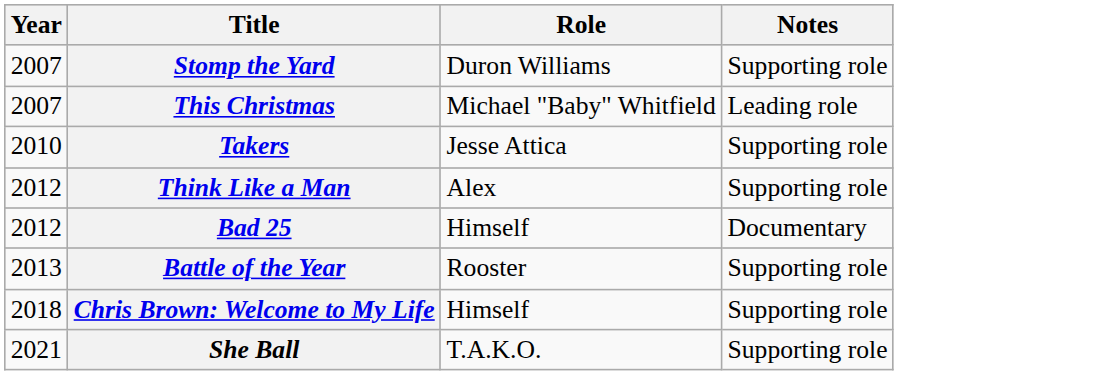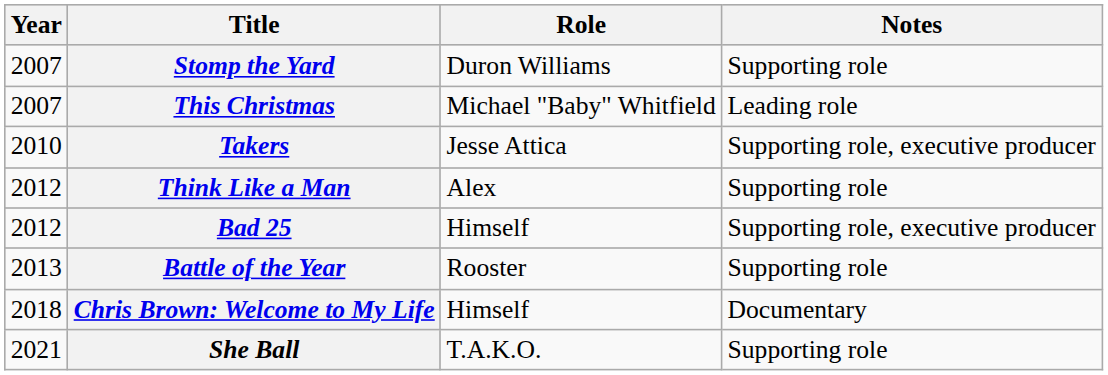(808, 146) Supporting role -> (912, 146) Supporting role, executive producer
(797, 227) Documentary -> (912, 227) Supporting role, executive producer
(808, 308) Supporting role -> (797, 308) Documentary
